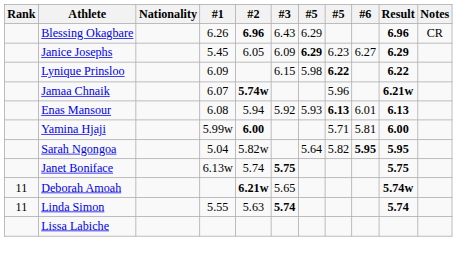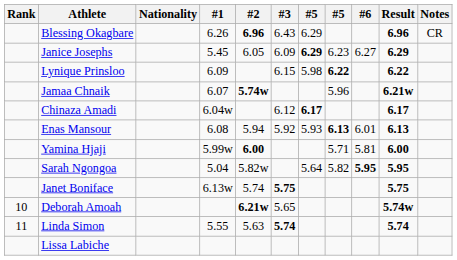+ row: (79, 110)
(21, 187) 11 -> (21, 206) 10
